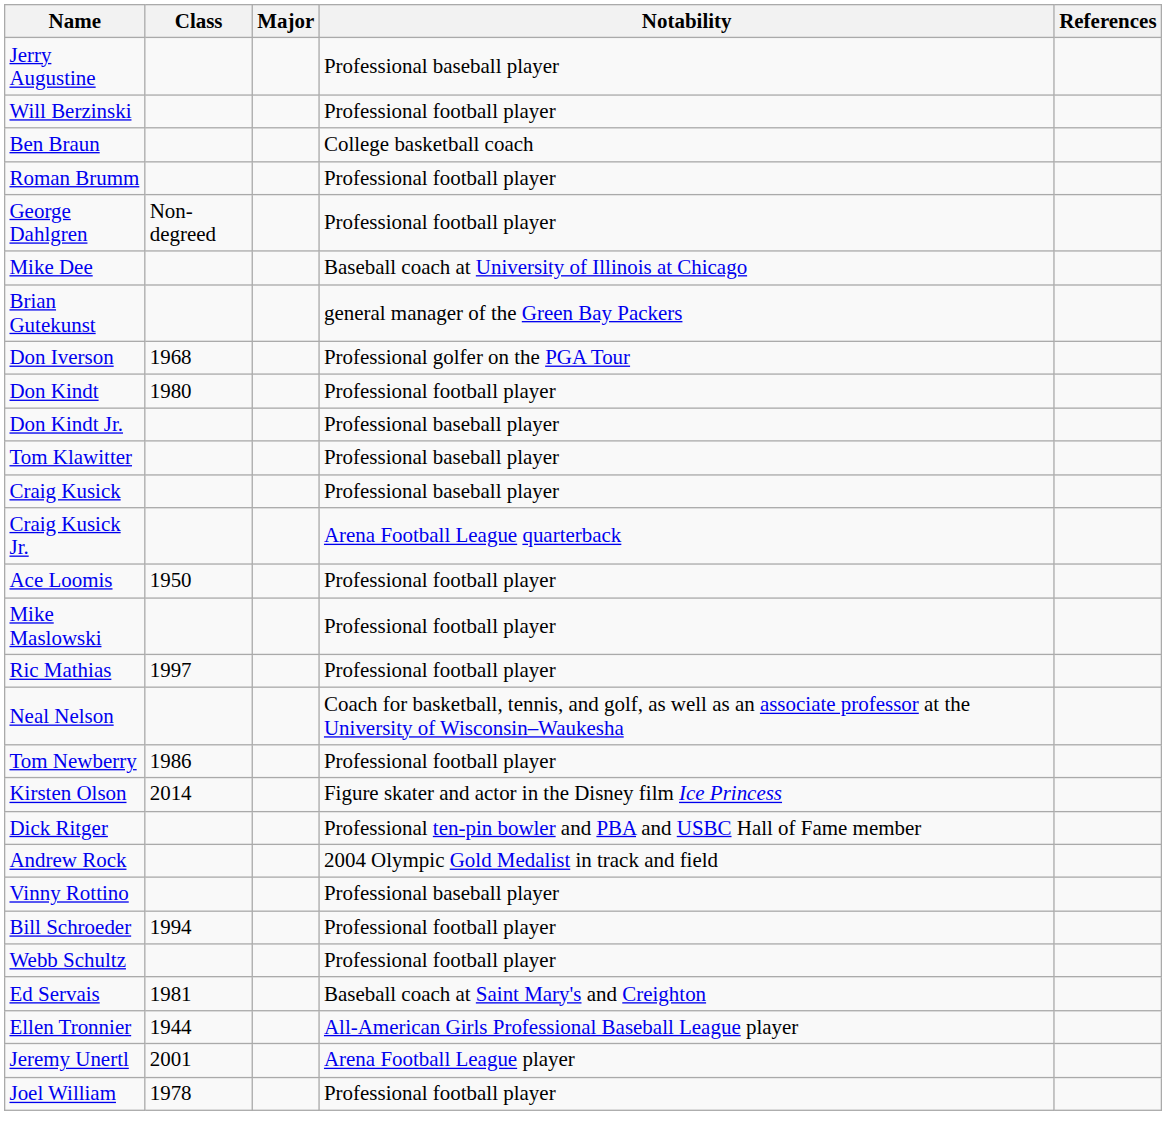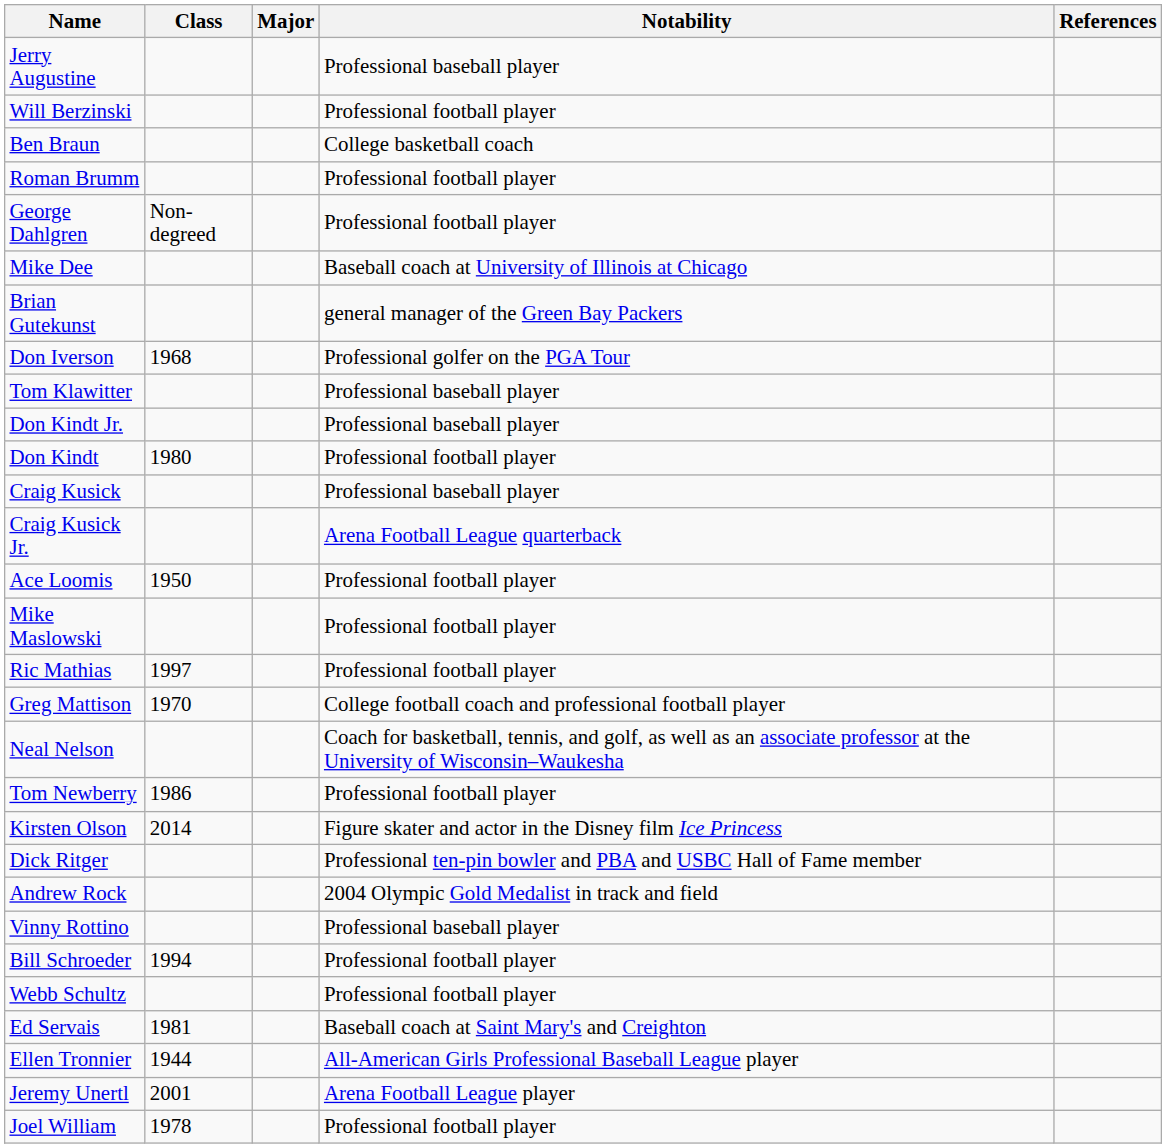rows swapped: (54, 391) <-> (71, 457)
+ row: (70, 704)
